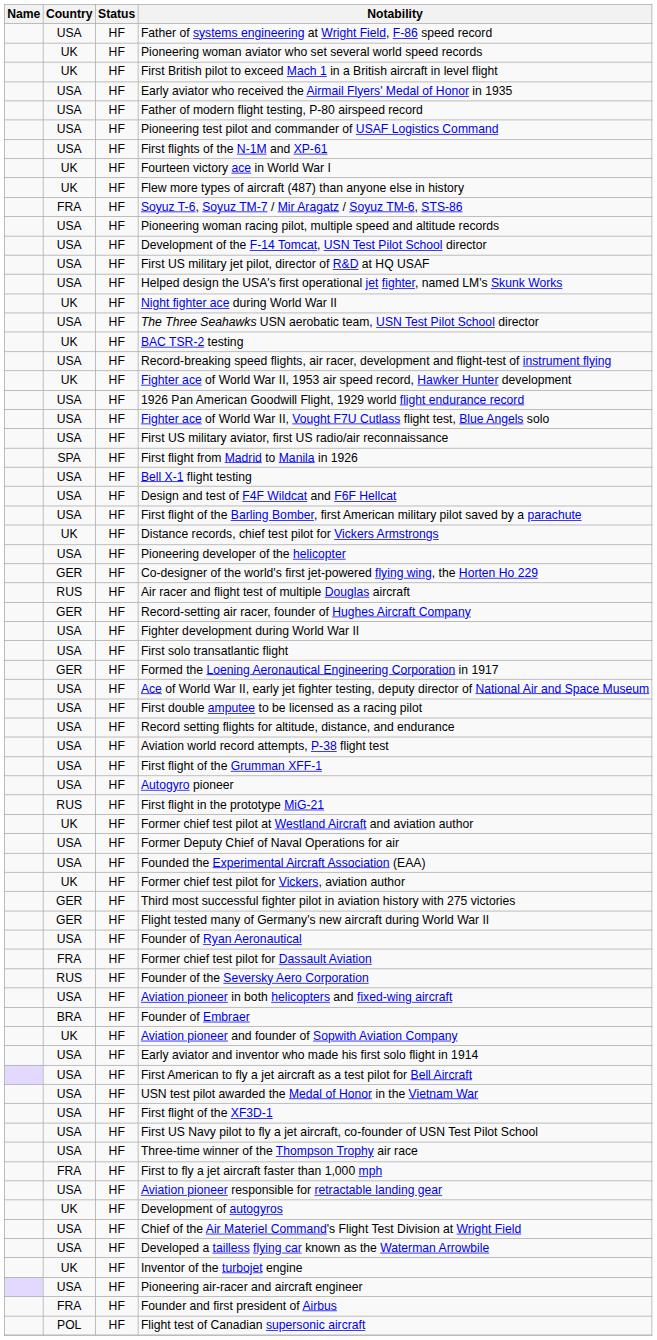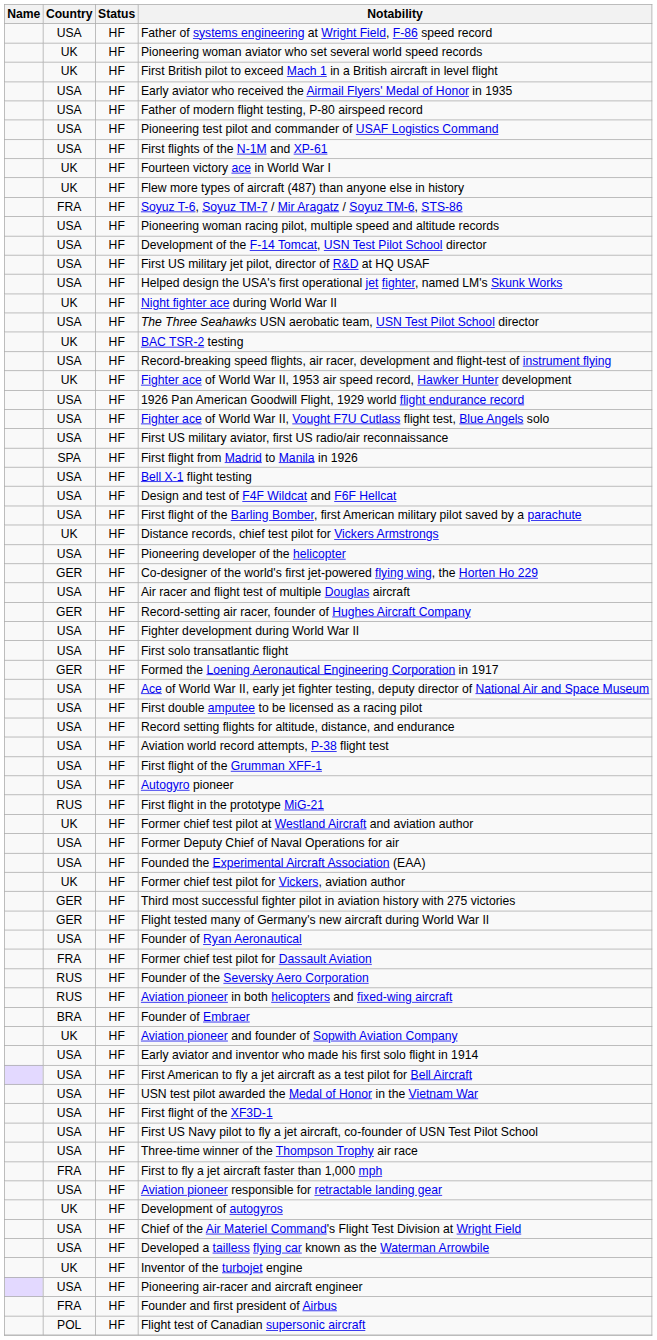(69, 592) RUS -> (69, 592) USA
(69, 997) USA -> (69, 997) RUS
